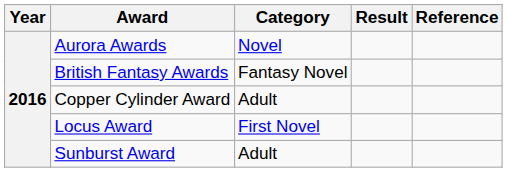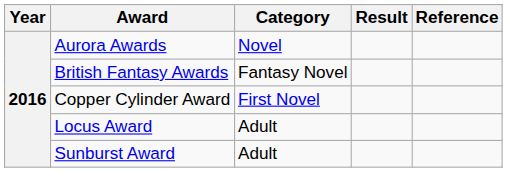(258, 99) Adult -> (279, 99) First Novel
(279, 126) First Novel -> (258, 126) Adult
